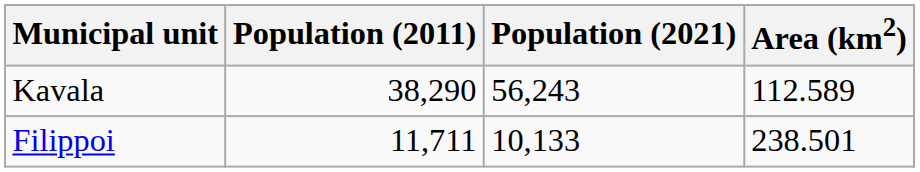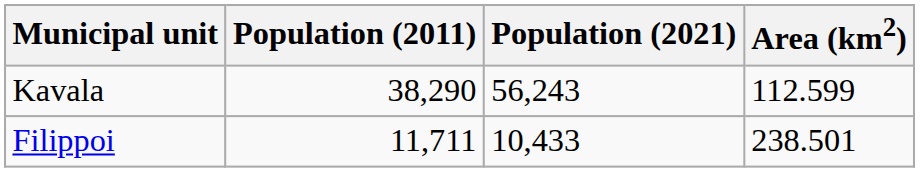(803, 90) 112.589 -> (803, 90) 112.599
(536, 141) 10,133 -> (536, 141) 10,433
